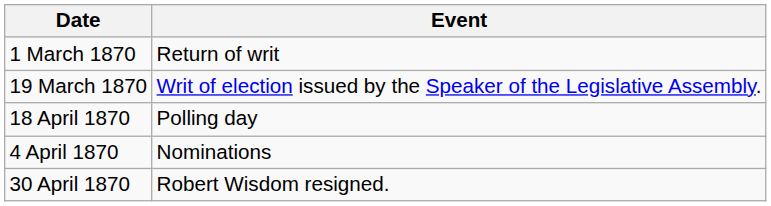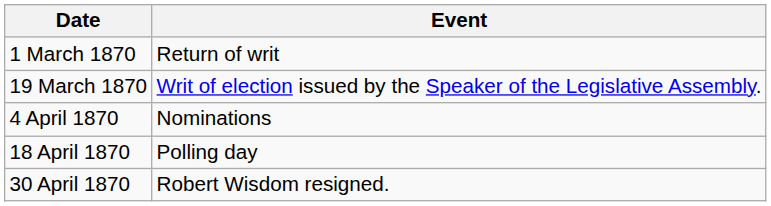rows swapped: (64, 151) <-> (70, 119)
